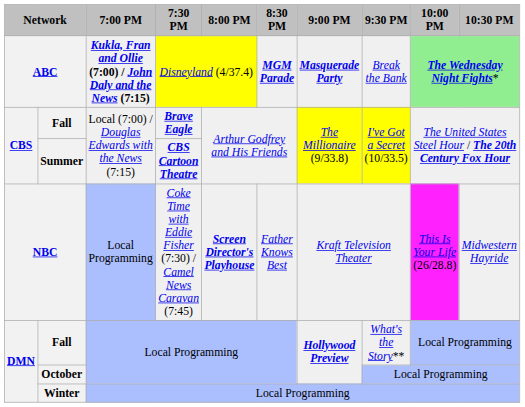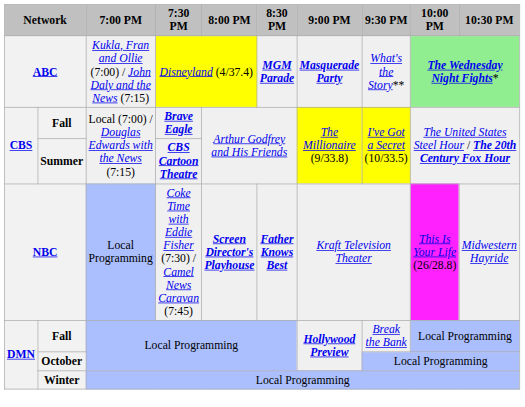(121, 71) bold -> (121, 71) normal
(386, 71) Break the Bank -> (386, 71) What's the Story**
(277, 252) normal -> (277, 252) bold
(386, 342) What's the Story** -> (386, 336) Break the Bank
